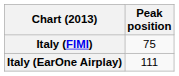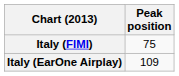(149, 62) 111 -> (149, 62) 109
